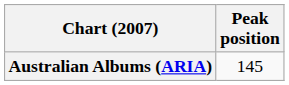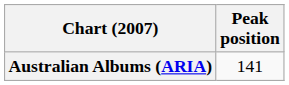(250, 66) 145 -> (250, 66) 141
